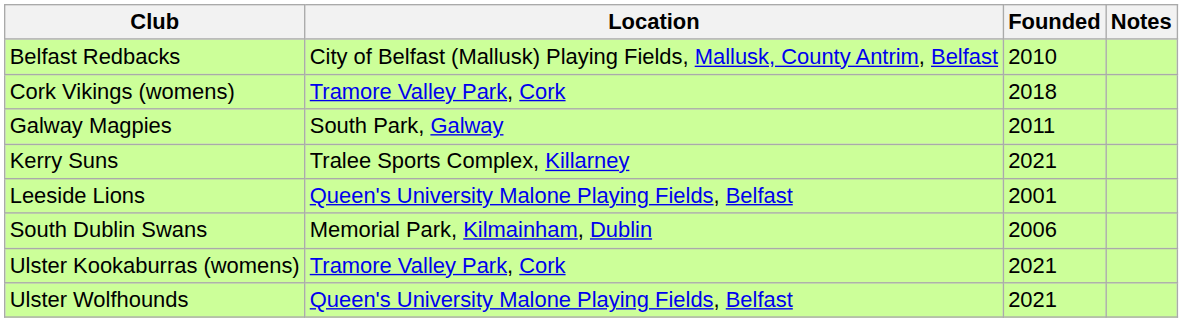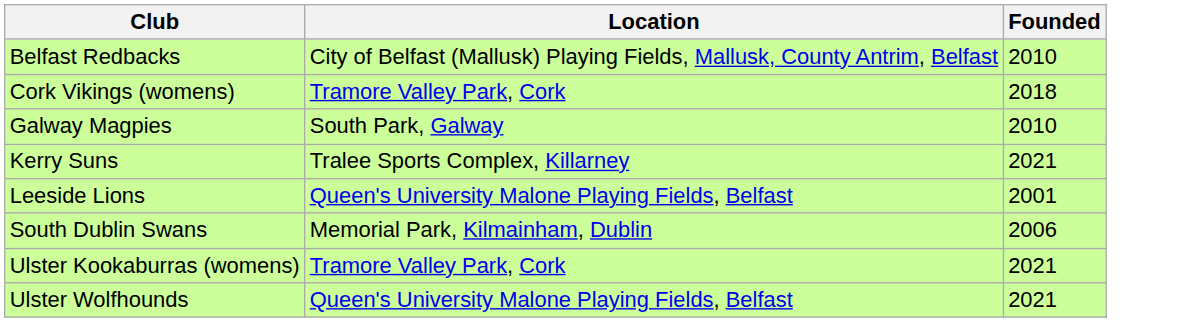- column: (1141, 21)
(1032, 126) 2011 -> (1033, 126) 2010
